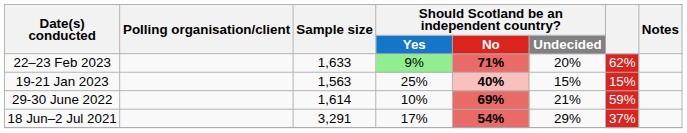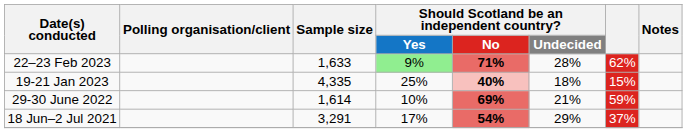(567, 63) 20% -> (567, 63) 28%
(335, 81) 1,563 -> (335, 81) 4,335
(567, 81) 15% -> (567, 81) 18%
